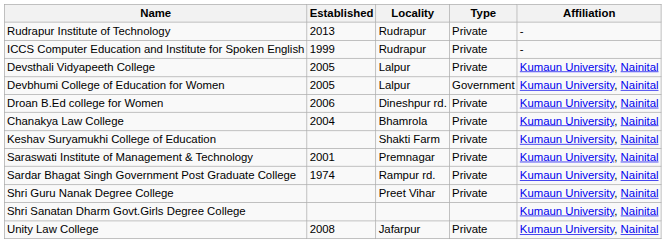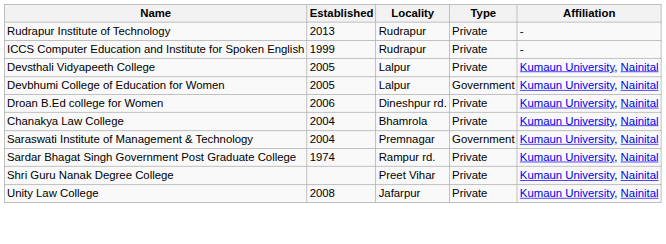- row: (111, 139)
(322, 157) 2001 -> (322, 139) 2004
(470, 157) Private -> (483, 139) Government
- row: (126, 211)
